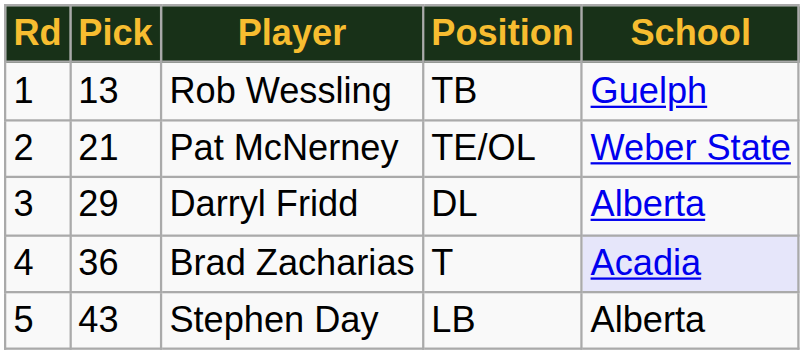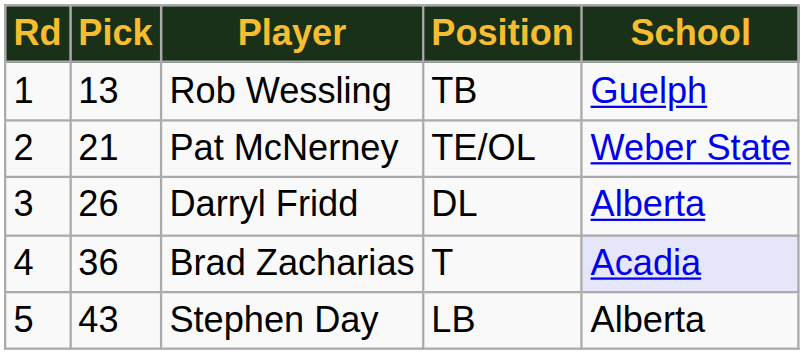(98, 205) 29 -> (98, 205) 26
